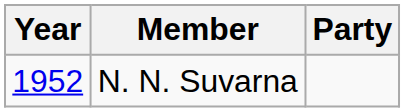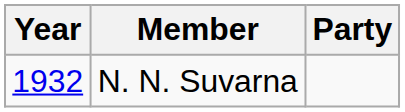(48, 80) 1952 -> (48, 80) 1932
